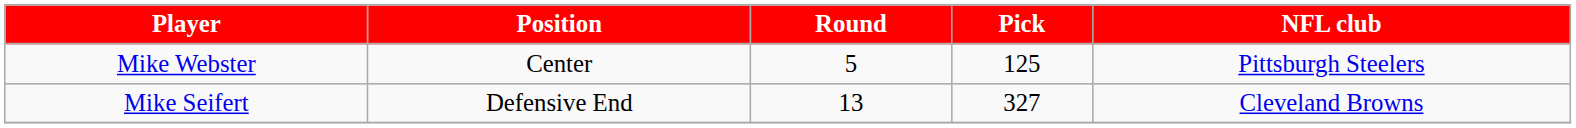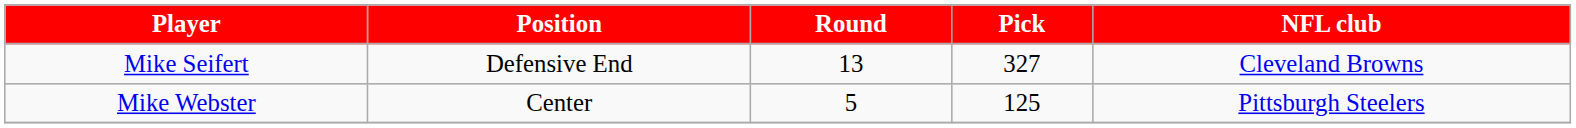rows swapped: (186, 63) <-> (186, 102)
